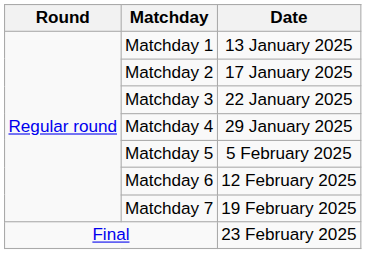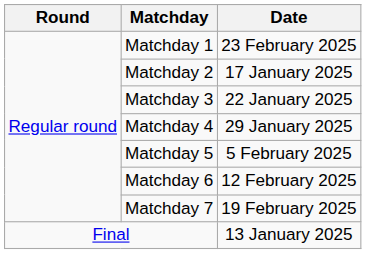(289, 45) 13 January 2025 -> (289, 45) 23 February 2025
(289, 235) 23 February 2025 -> (289, 235) 13 January 2025
